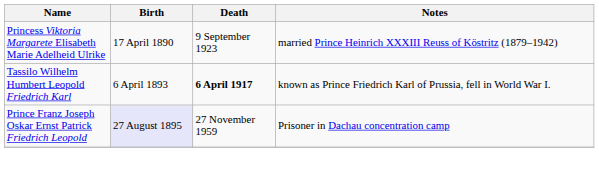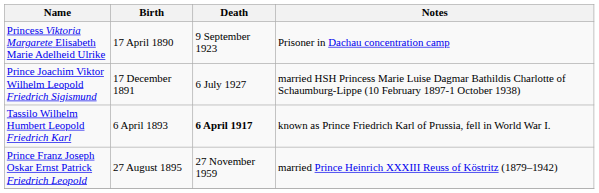(418, 42) married Prince Heinrich XXXIII Reuss of Köstritz (1879–1942) -> (364, 42) Prisoner in Dachau concentration camp
+ row: (55, 84)
(147, 126) lavender background -> (147, 167) no background
(364, 126) Prisoner in Dachau concentration camp -> (418, 167) married Prince Heinrich XXXIII Reuss of Köstritz (1879–1942)
